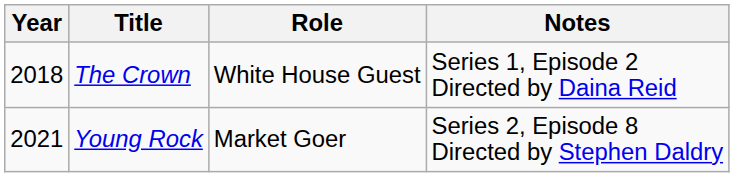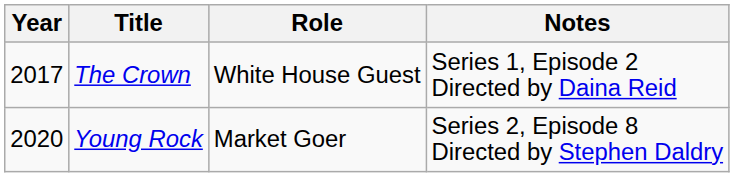(37, 74) 2018 -> (37, 74) 2017
(37, 139) 2021 -> (37, 139) 2020
